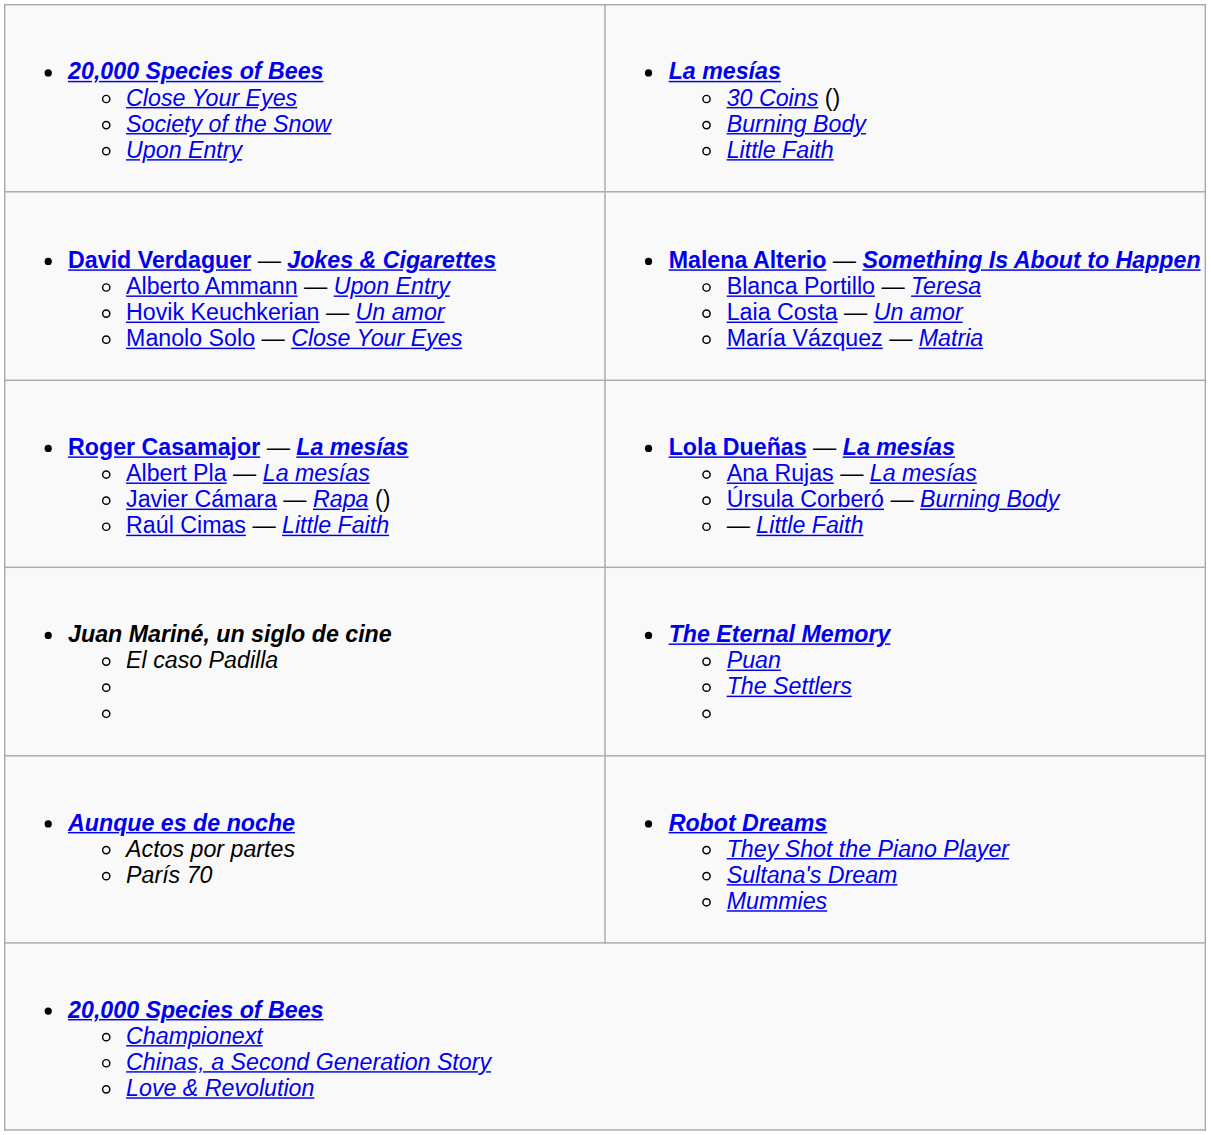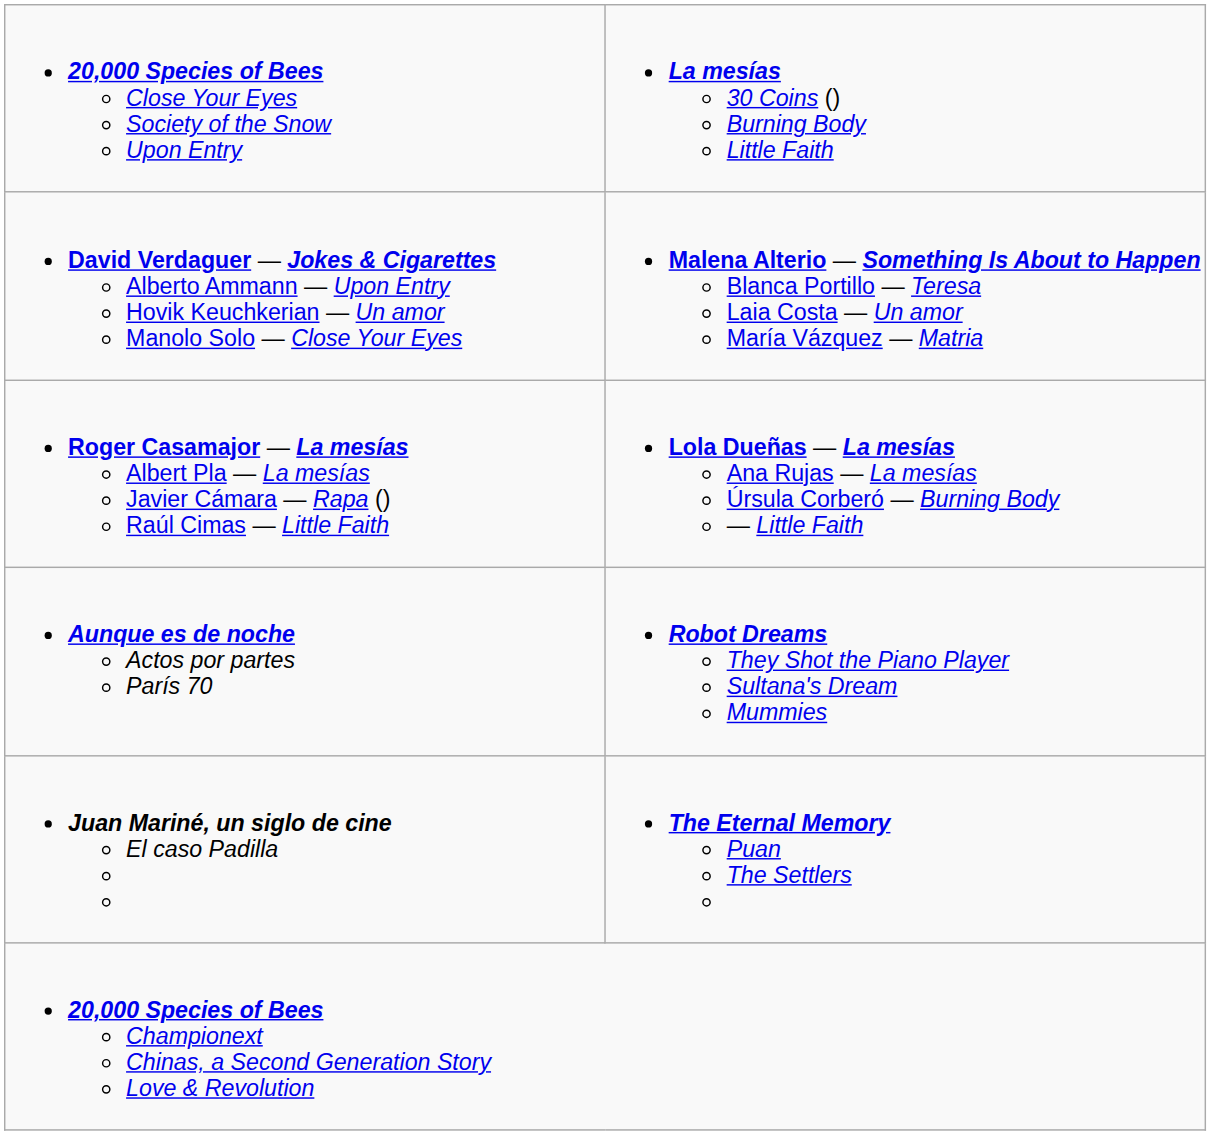rows swapped: (305, 674) <-> (305, 849)
